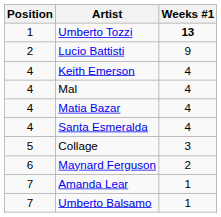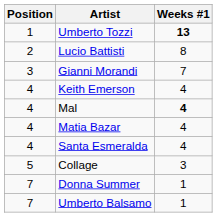(188, 51) 9 -> (183, 51) 8
+ row: (98, 70)
(188, 89) normal -> (183, 107) bold
- row: (107, 164)
- row: (93, 183)
+ row: (99, 183)
